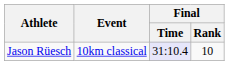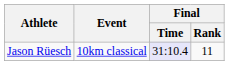(207, 51) 10 -> (207, 51) 11
